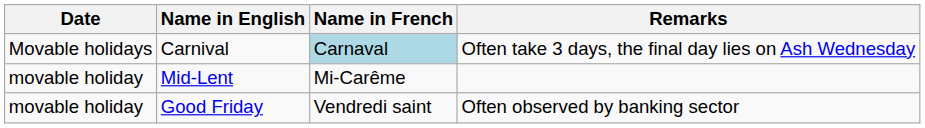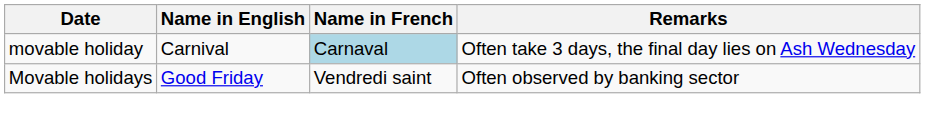(81, 48) Movable holidays -> (76, 48) movable holiday
- row: (197, 78)
(76, 107) movable holiday -> (81, 78) Movable holidays
